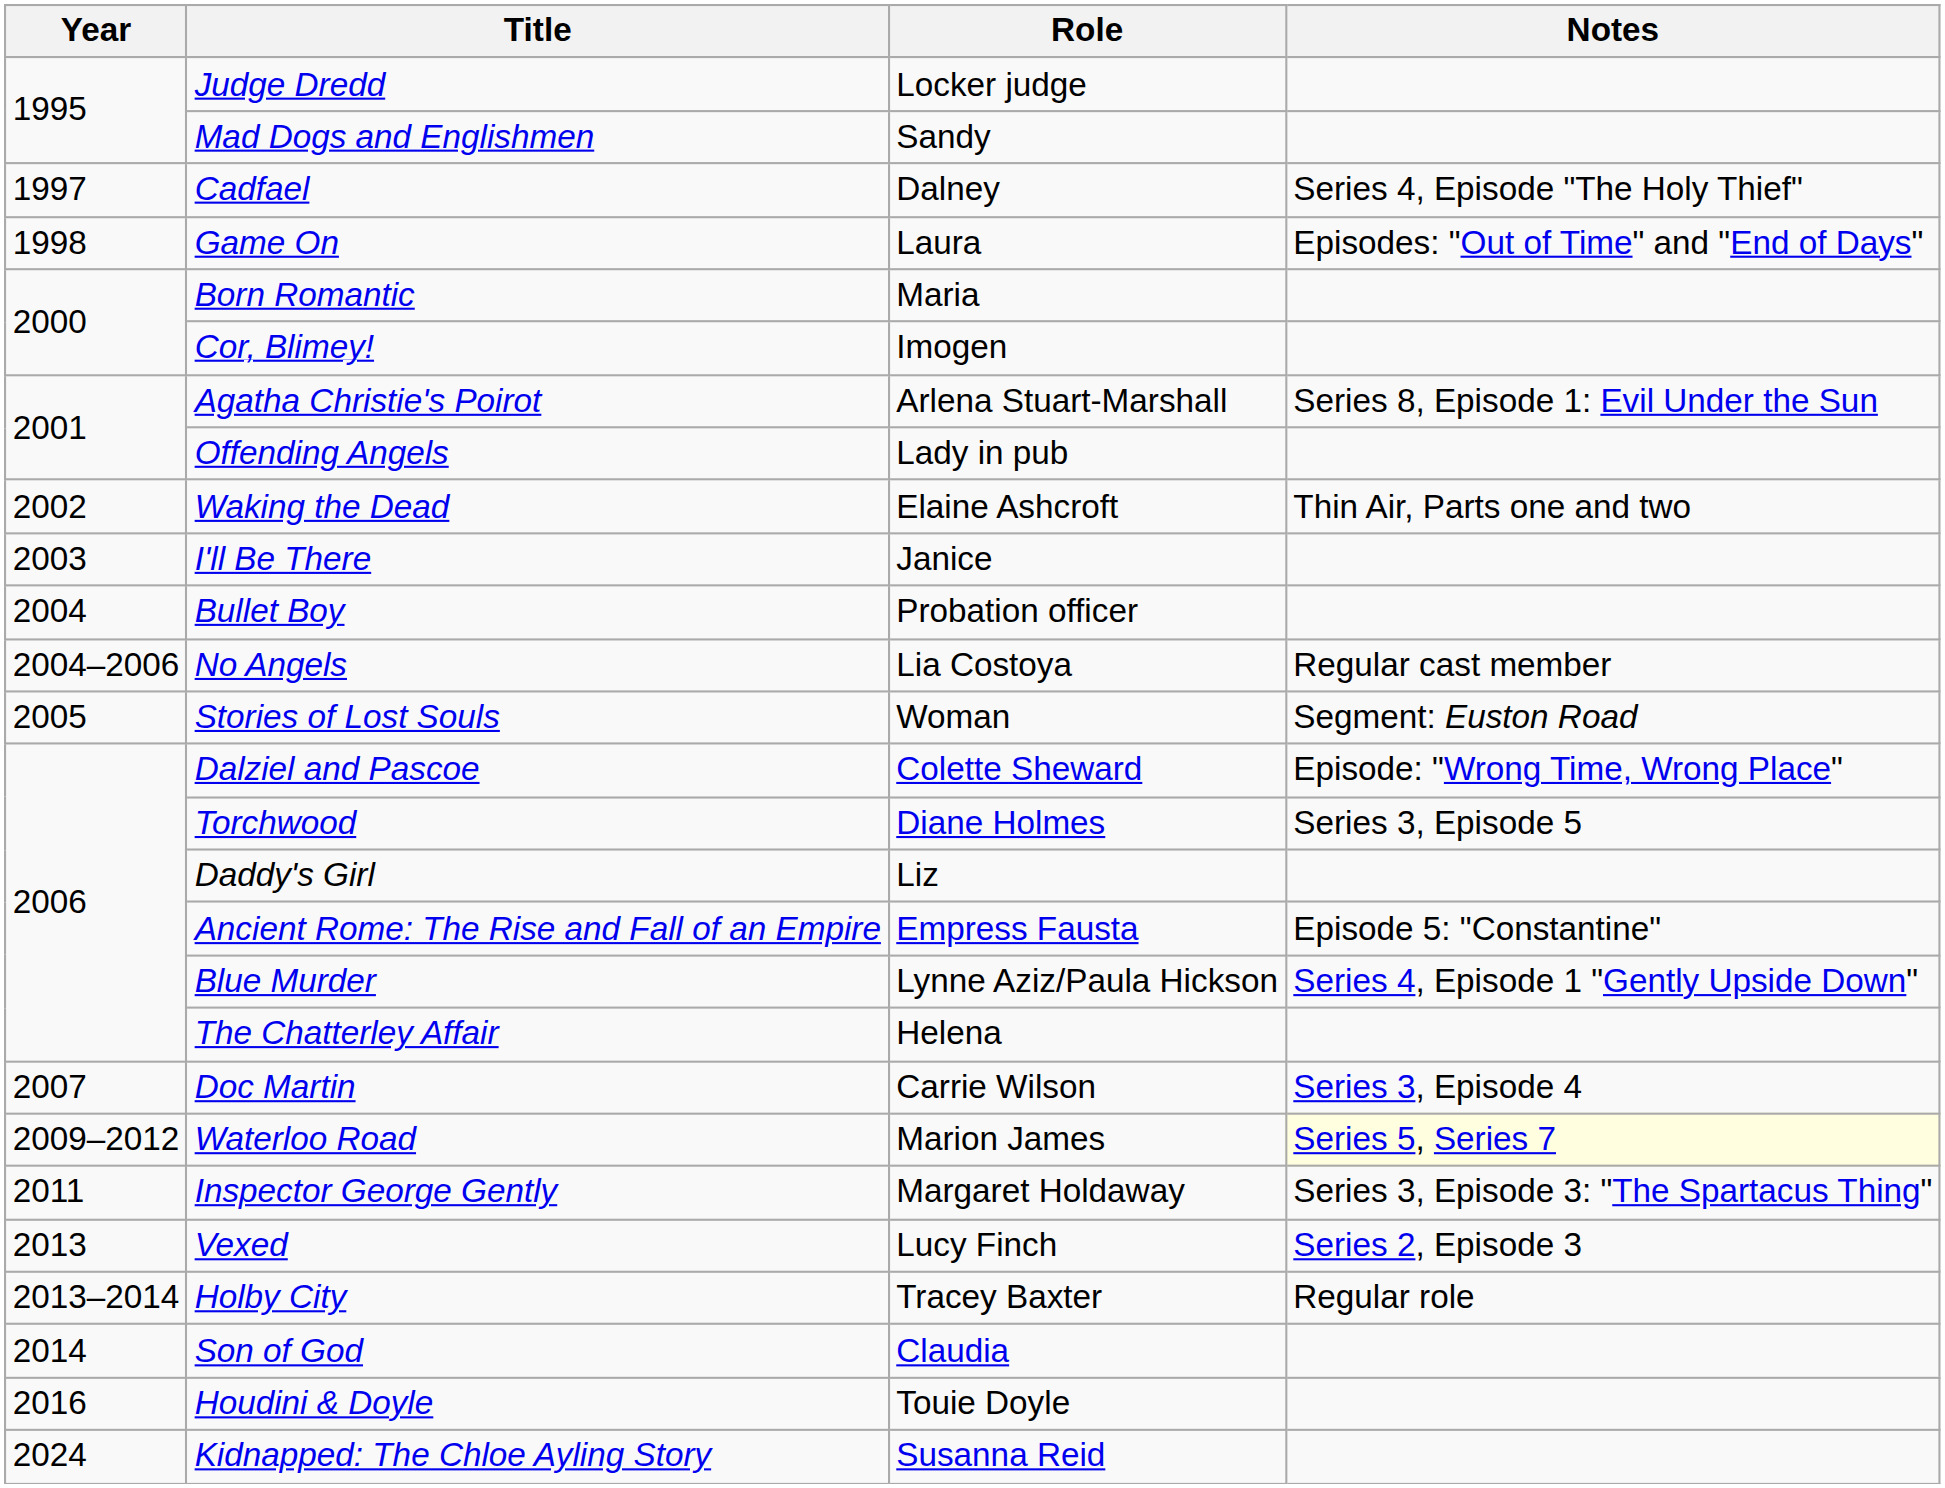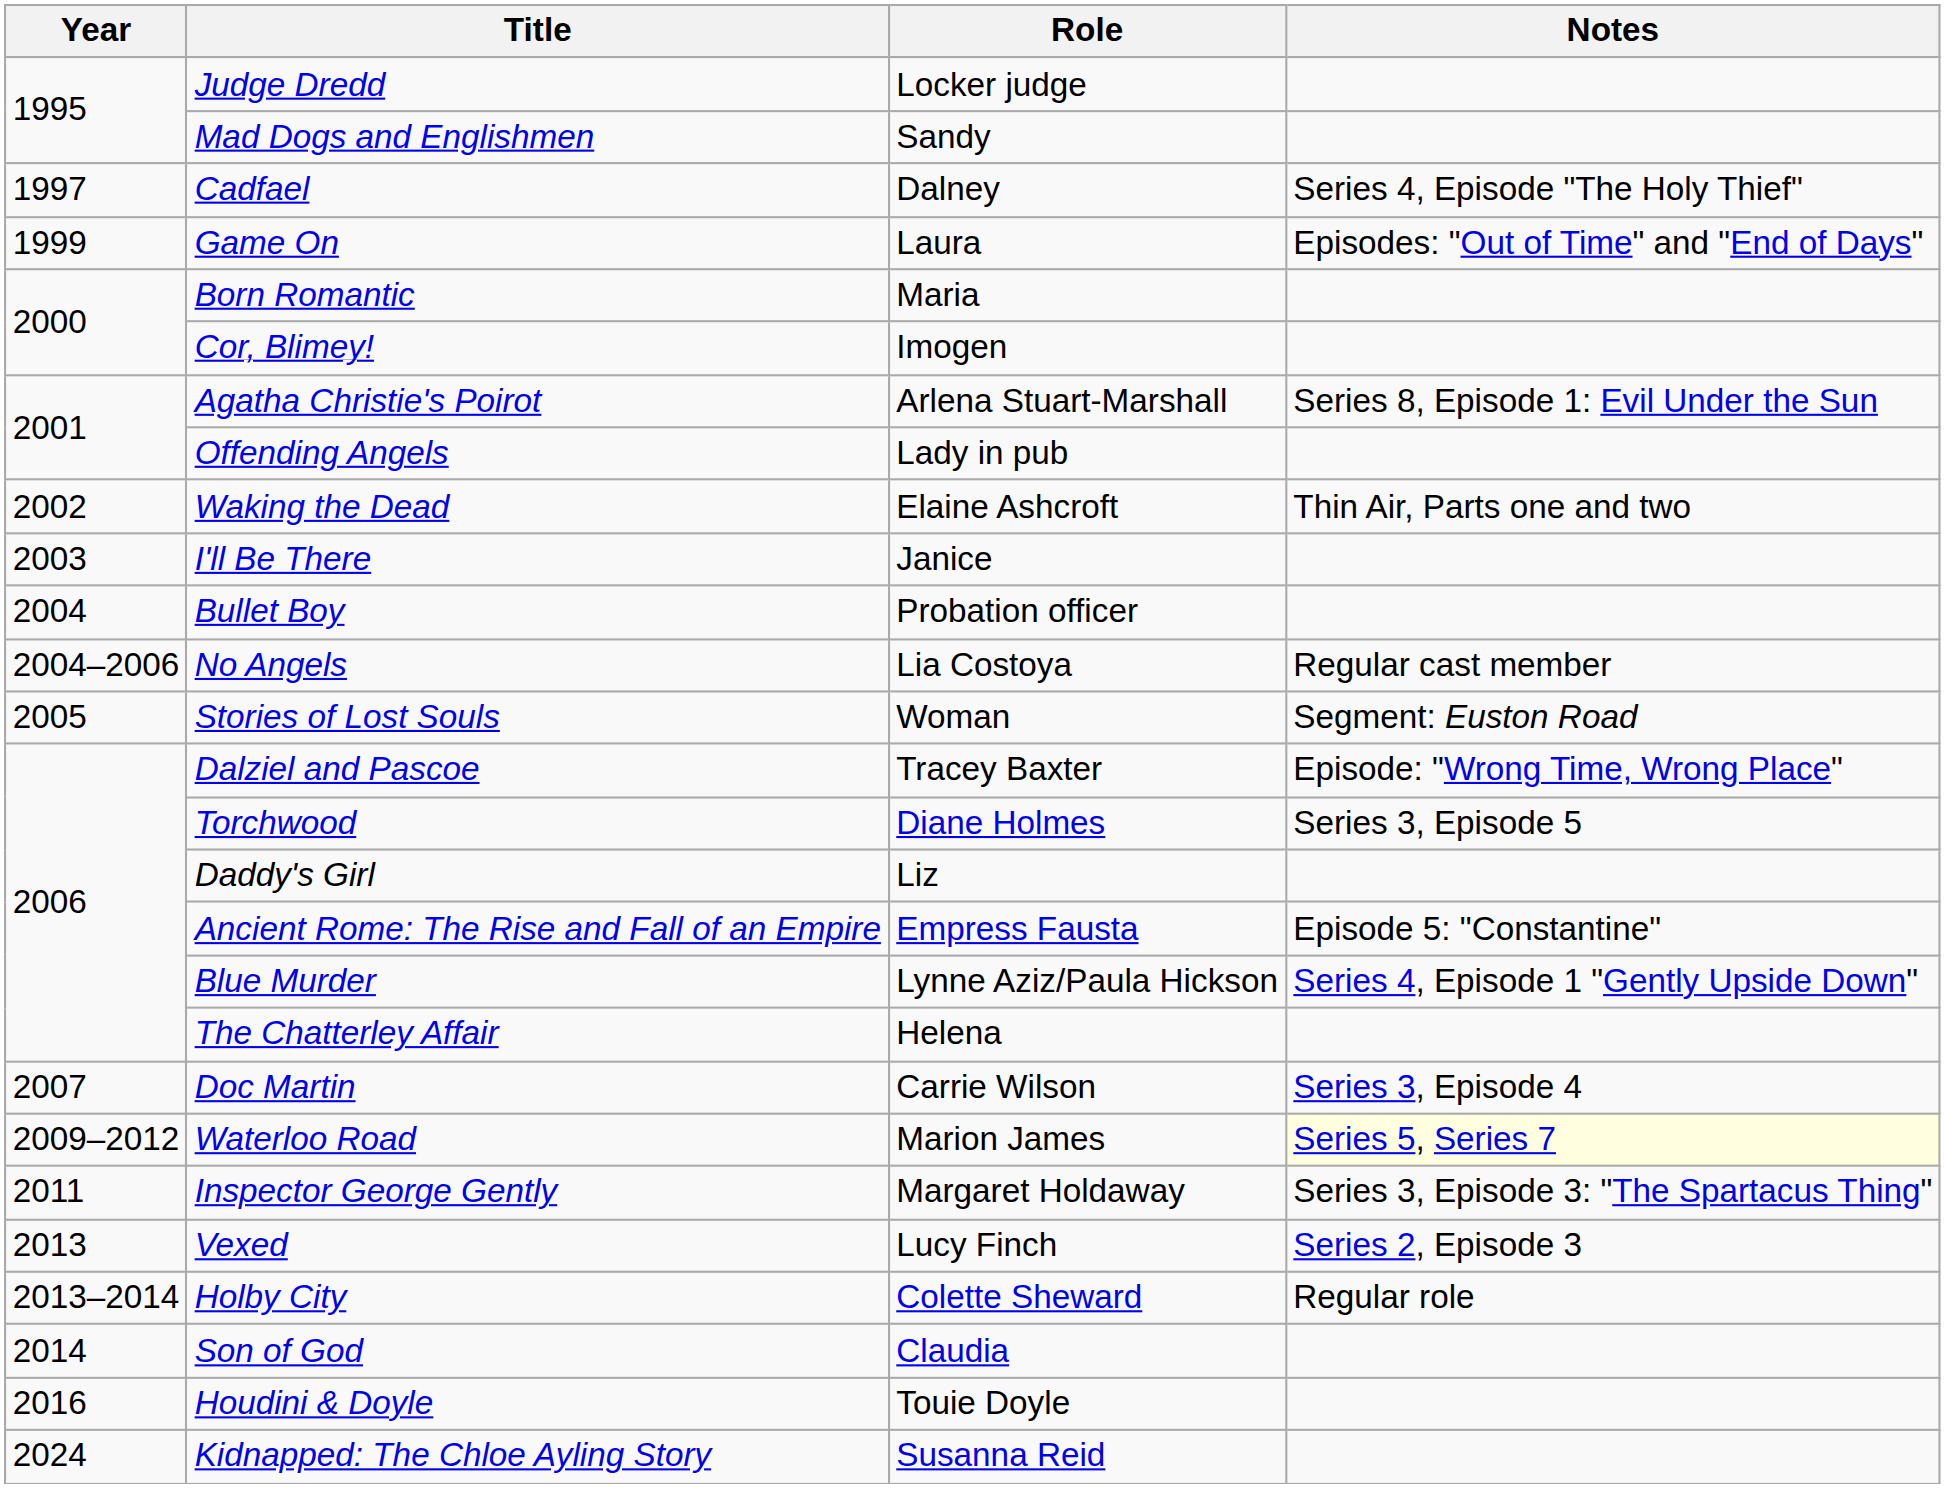(50, 242) 1998 -> (50, 242) 1999
(1019, 769) Colette Sheward -> (999, 769) Tracey Baxter
(999, 1297) Tracey Baxter -> (1019, 1297) Colette Sheward
